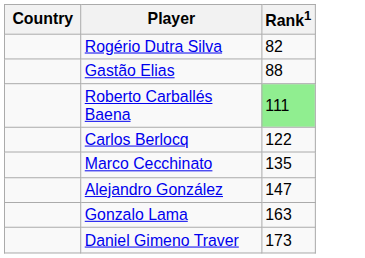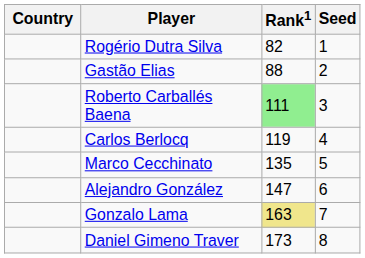+ column: (338, 19)
(279, 139) 122 -> (278, 139) 119
(279, 215) no background -> (279, 215) khaki background
